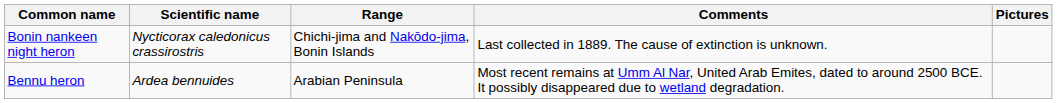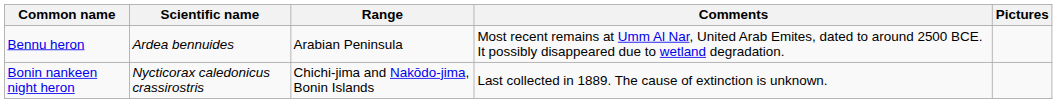rows swapped: (46, 80) <-> (52, 44)
